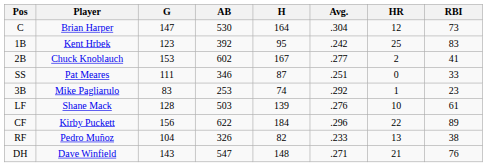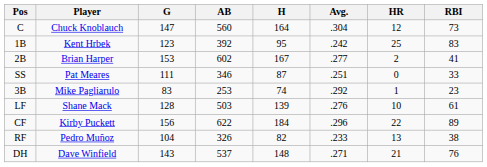(87, 28) Brian Harper -> (87, 28) Chuck Knoblauch
(224, 28) 530 -> (224, 28) 560
(87, 59) Chuck Knoblauch -> (87, 59) Brian Harper
(224, 153) 547 -> (224, 153) 537
